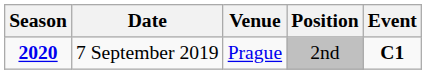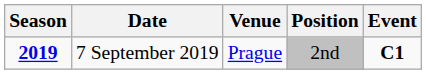(38, 53) 2020 -> (38, 53) 2019
